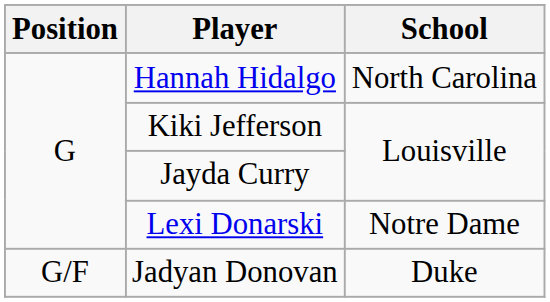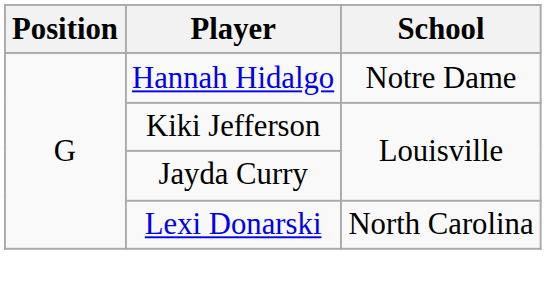(444, 77) North Carolina -> (441, 77) Notre Dame
(444, 223) Notre Dame -> (441, 223) North Carolina
- row: (235, 272)
